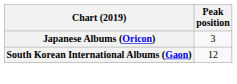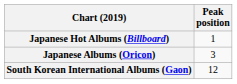+ row: (99, 39)
